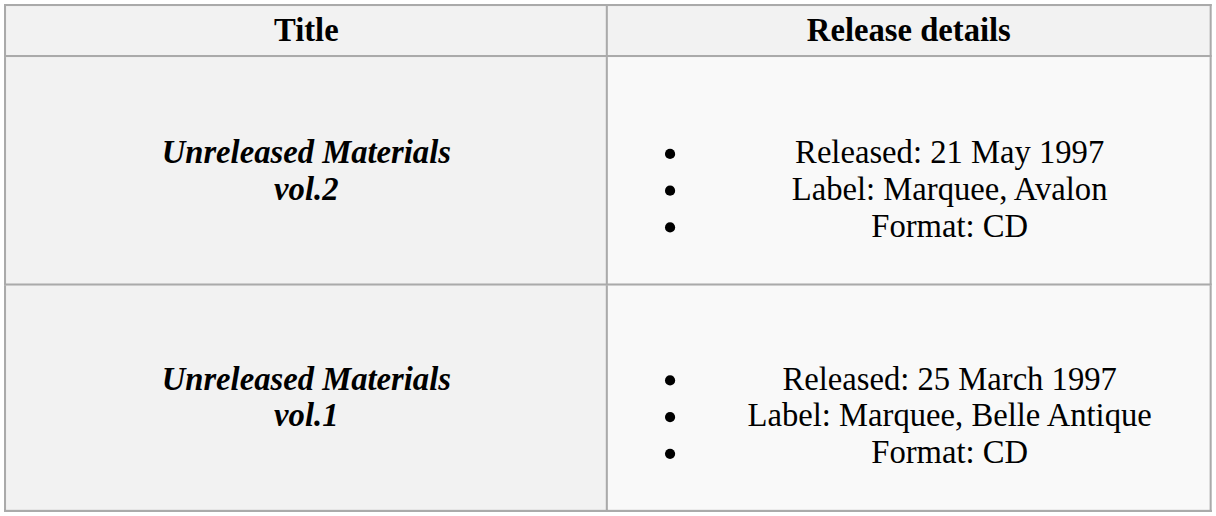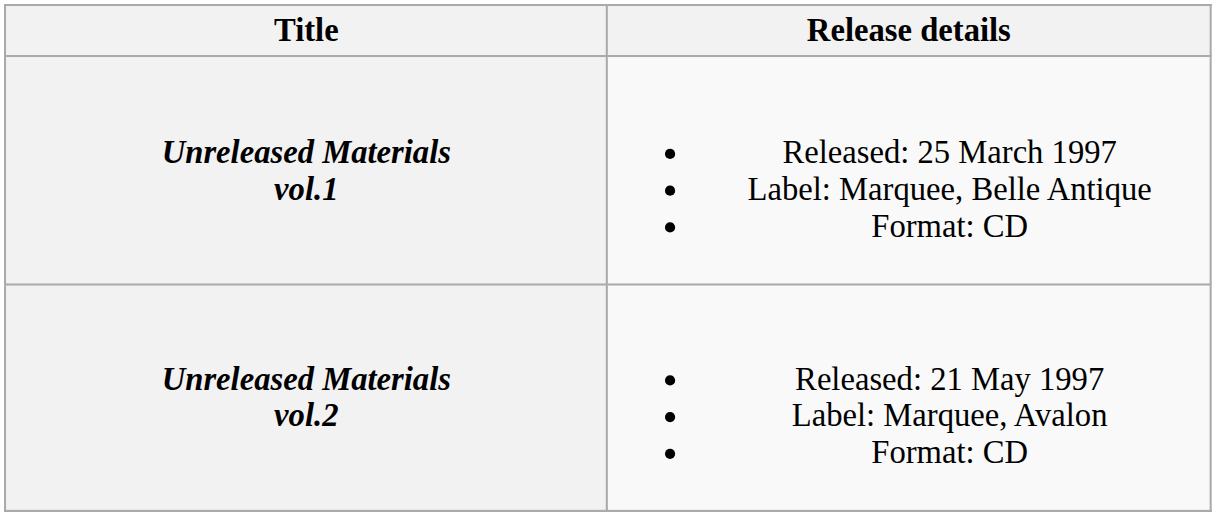rows swapped: (306, 397) <-> (306, 169)
